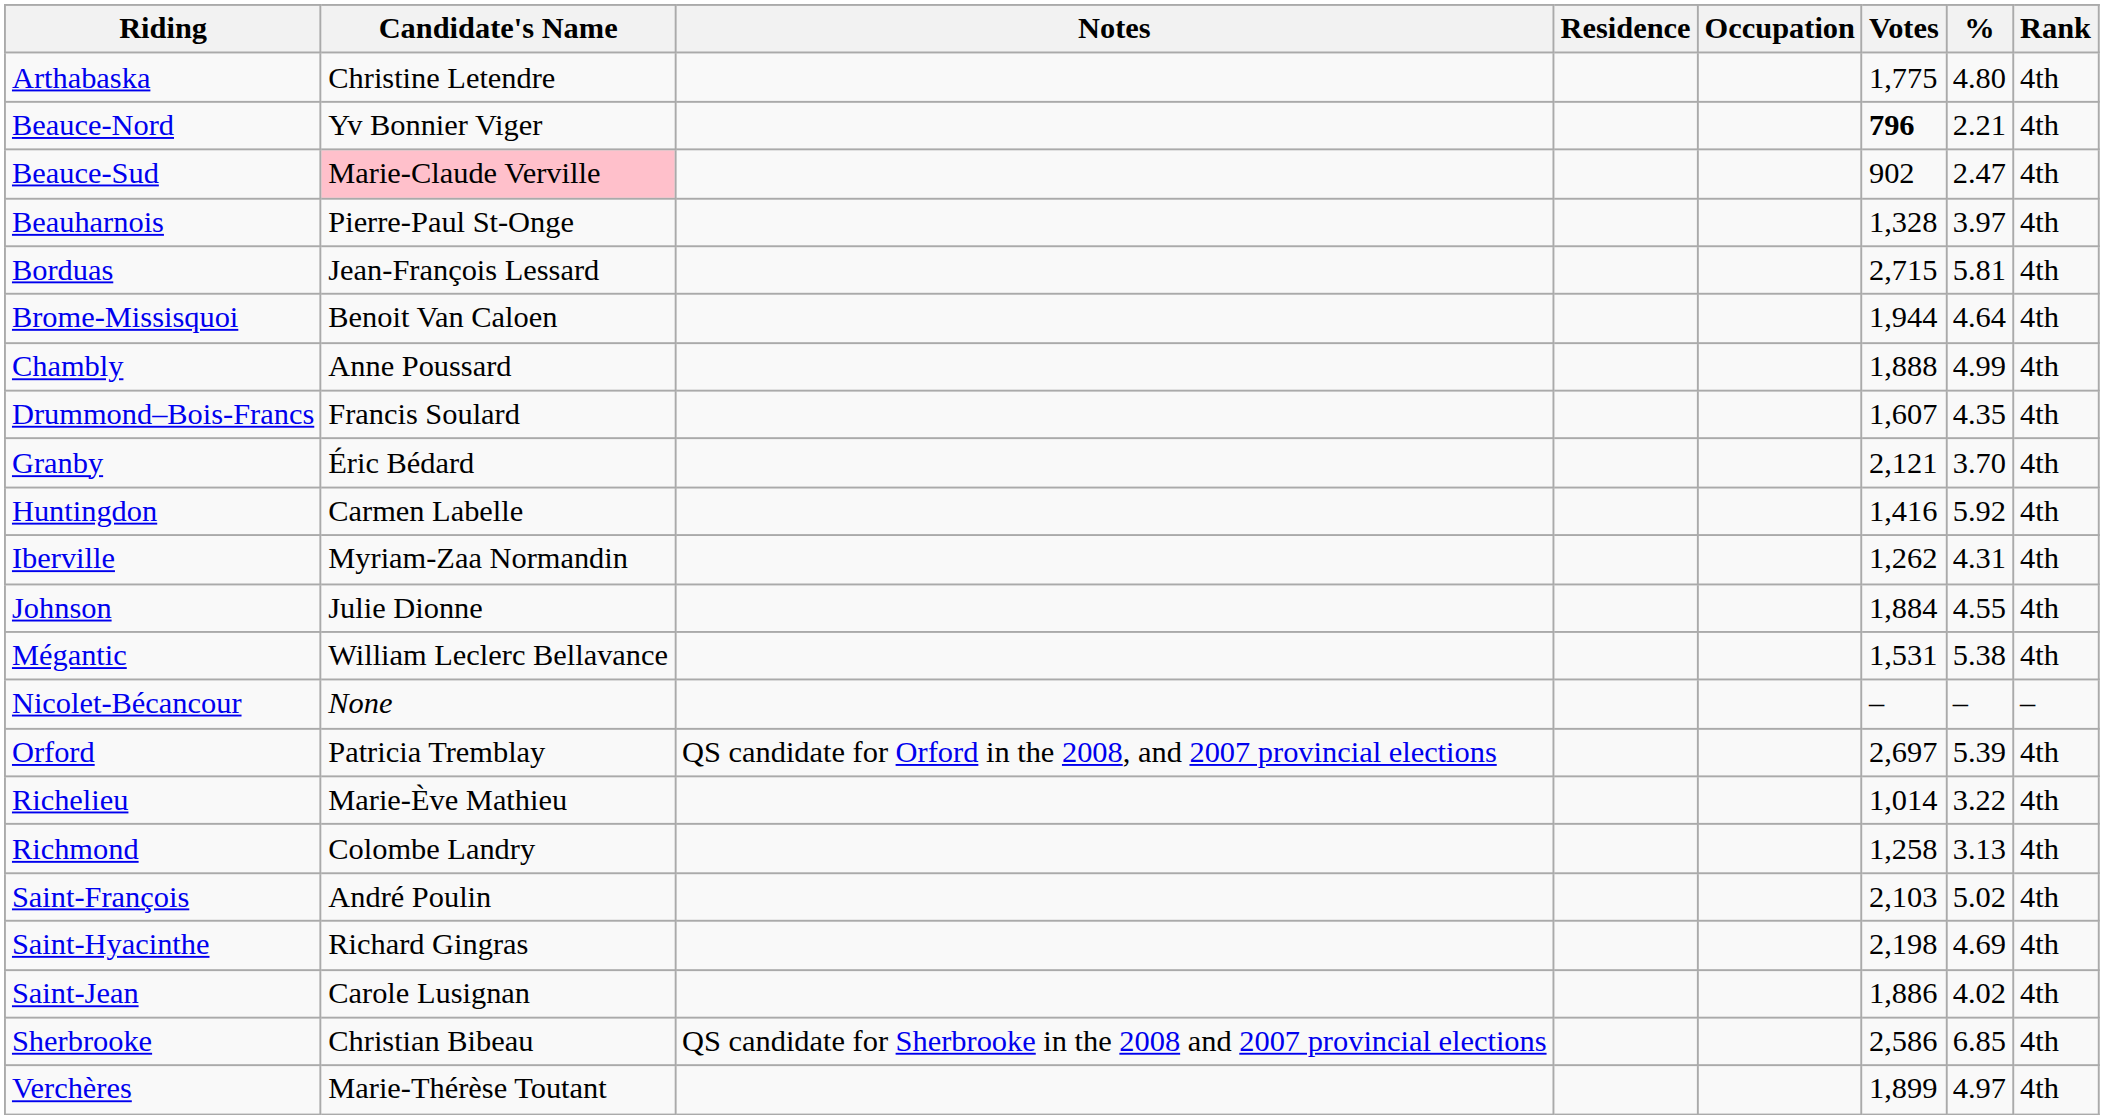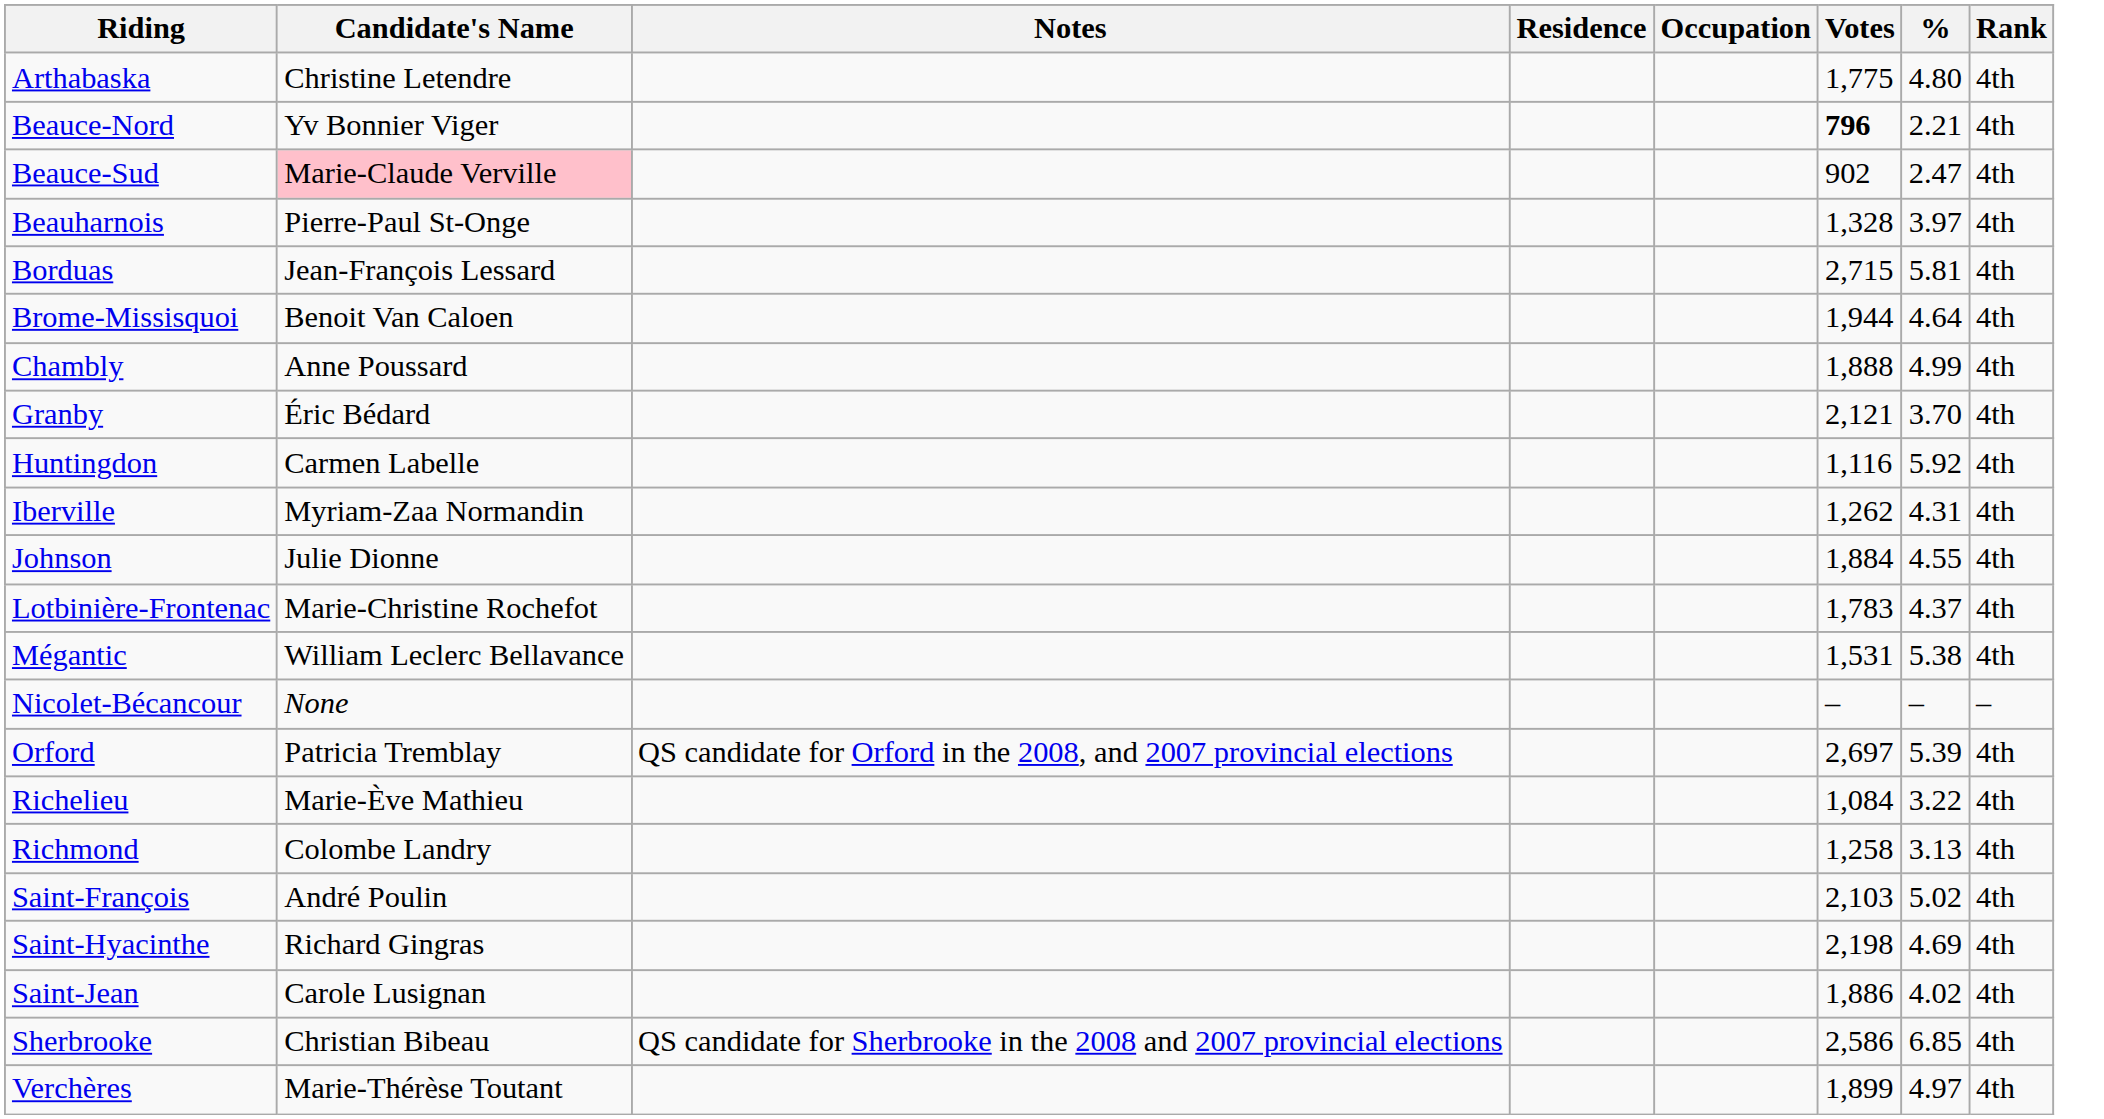- row: (163, 414)
(1903, 510) 1,416 -> (1859, 462) 1,116
+ row: (141, 607)
(1903, 800) 1,014 -> (1859, 800) 1,084
